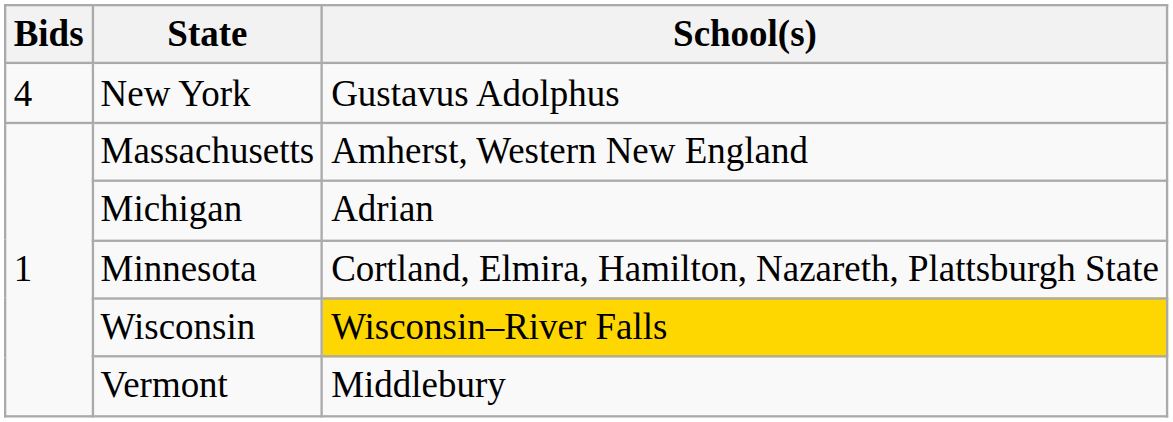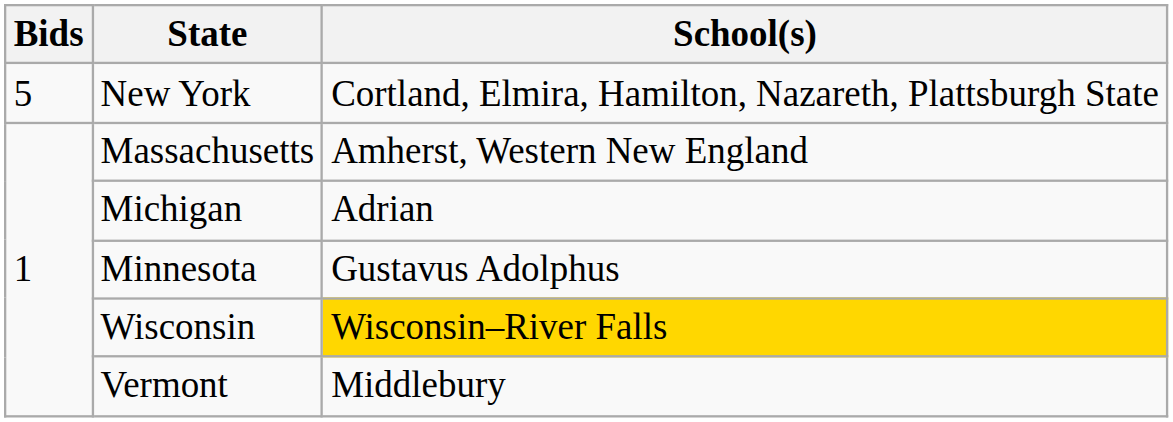(23, 92) 4 -> (23, 92) 5
(475, 92) Gustavus Adolphus -> (745, 92) Cortland, Elmira, Hamilton, Nazareth, Plattsburgh State
(745, 268) Cortland, Elmira, Hamilton, Nazareth, Plattsburgh State -> (475, 268) Gustavus Adolphus
